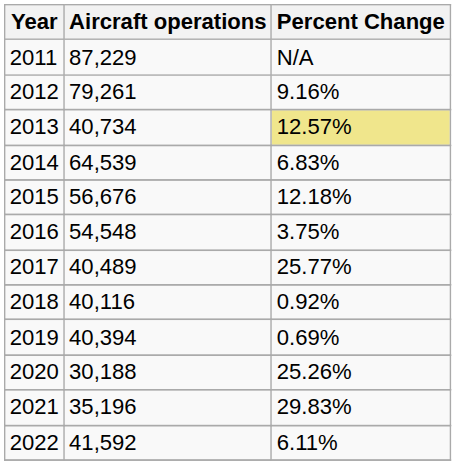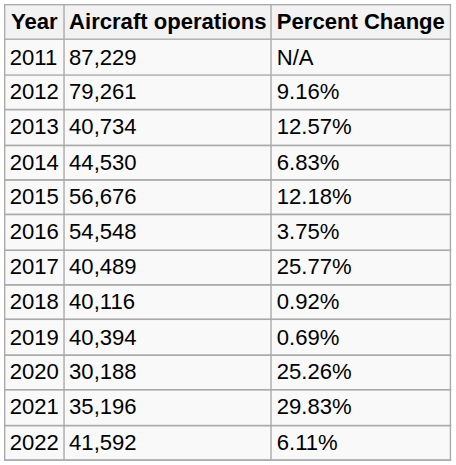(314, 127) khaki background -> (314, 127) no background
(103, 162) 64,539 -> (103, 162) 44,530
